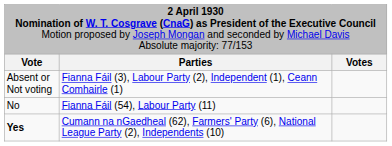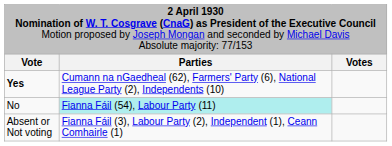rows swapped: (15, 127) <-> (29, 84)
(139, 105) no background -> (139, 105) paleturquoise background
